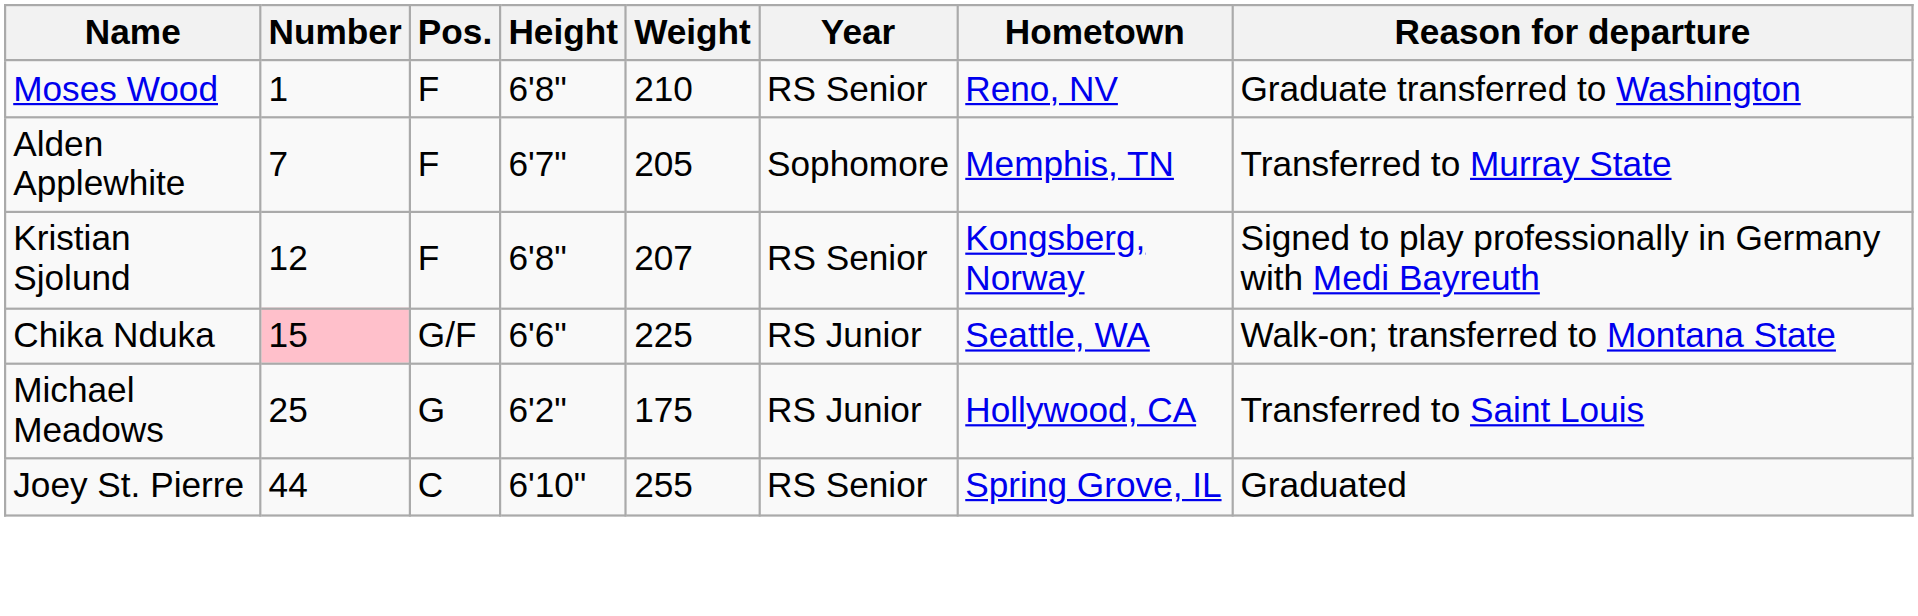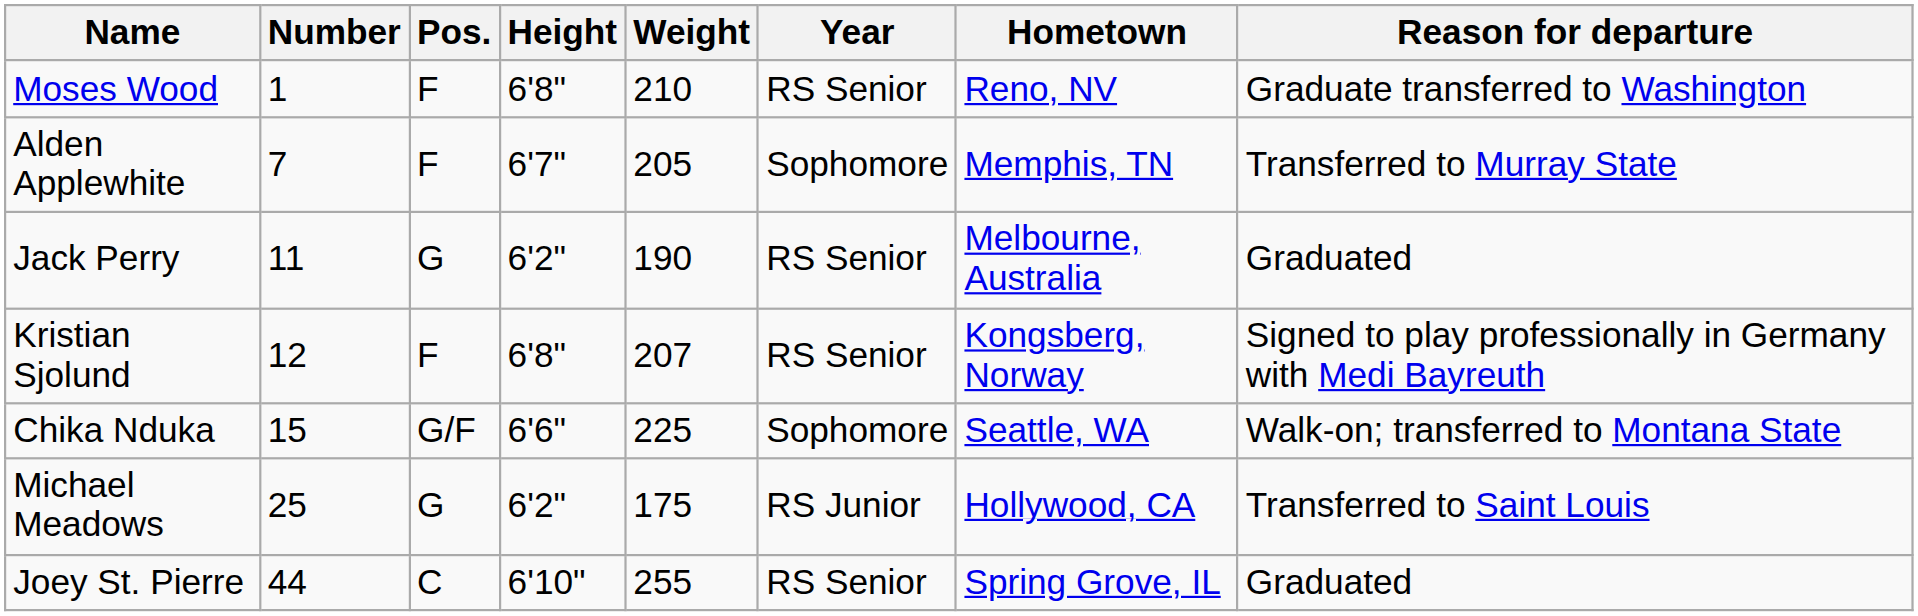+ row: (96, 259)
(288, 334) pink background -> (287, 430) no background
(844, 334) RS Junior -> (857, 430) Sophomore
